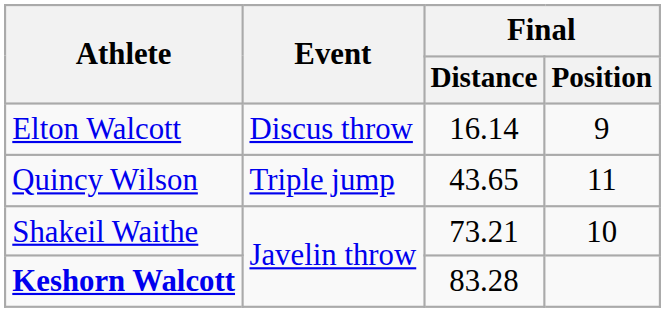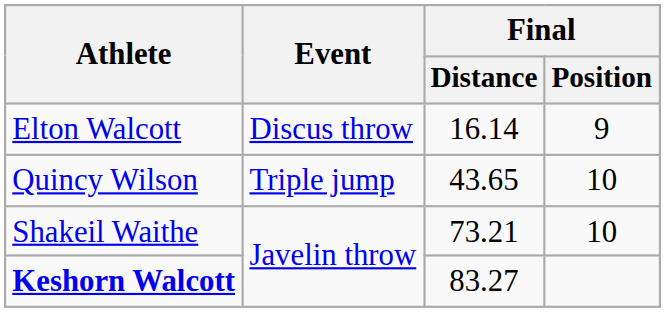(602, 180) 11 -> (602, 180) 10
(484, 281) 83.28 -> (484, 281) 83.27
